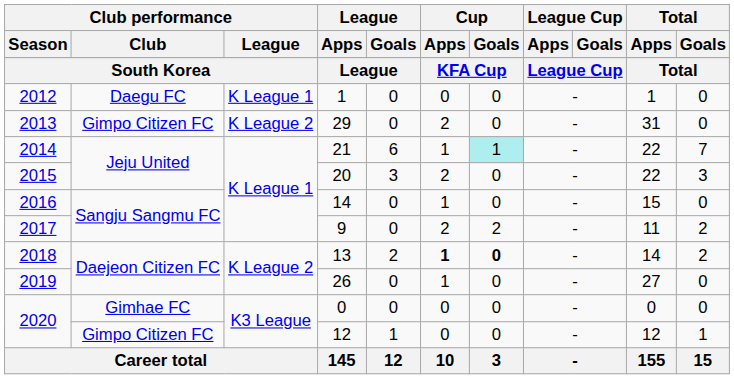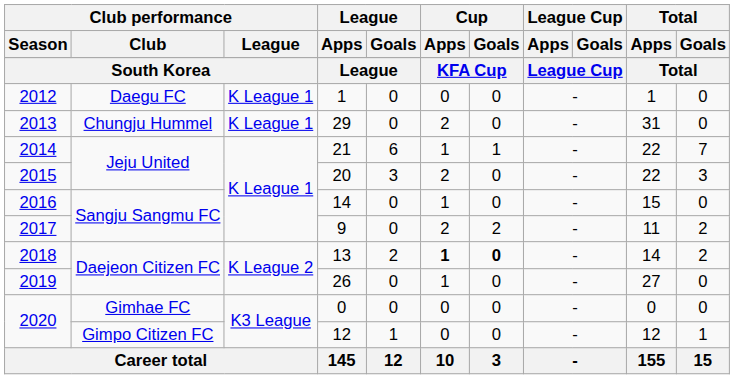(148, 123) Gimpo Citizen FC -> (148, 123) Chungju Hummel
(271, 123) K League 2 -> (271, 123) K League 1
(497, 149) paleturquoise background -> (497, 149) no background
